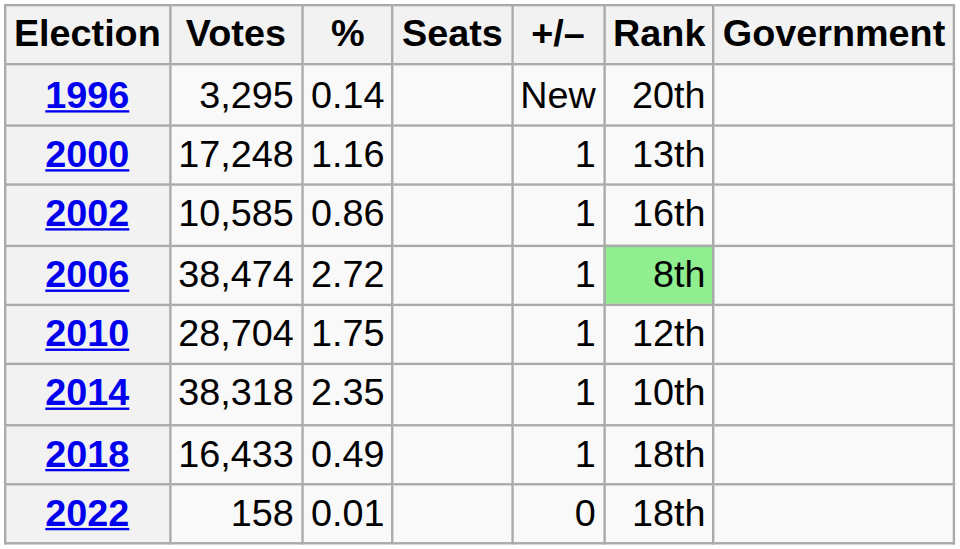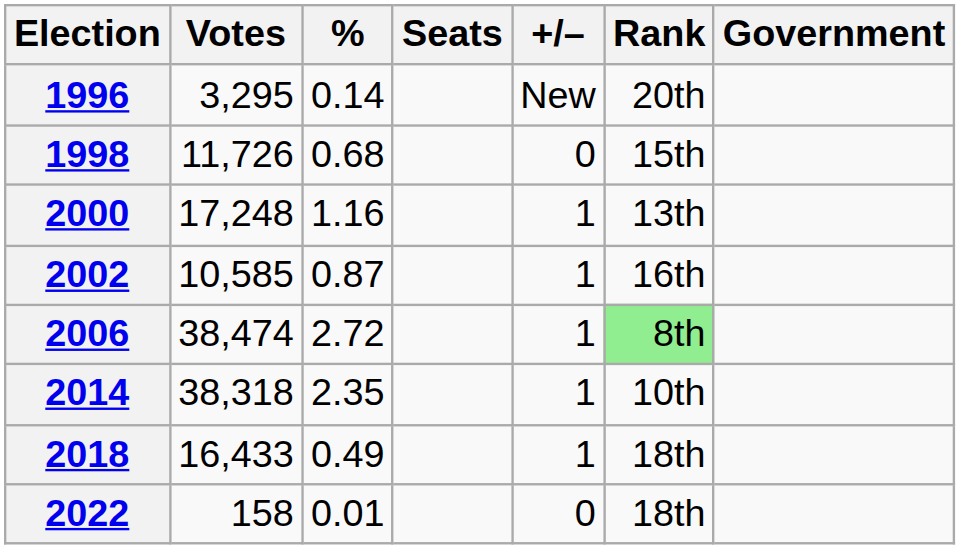+ row: (87, 154)
(348, 214) 0.86 -> (348, 273) 0.87
- row: (87, 333)
